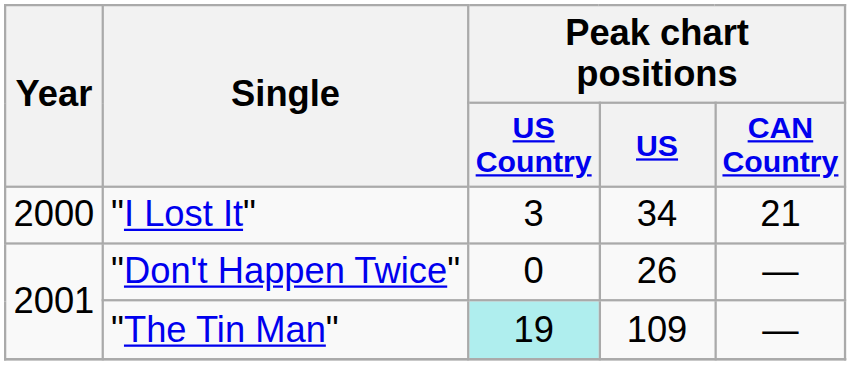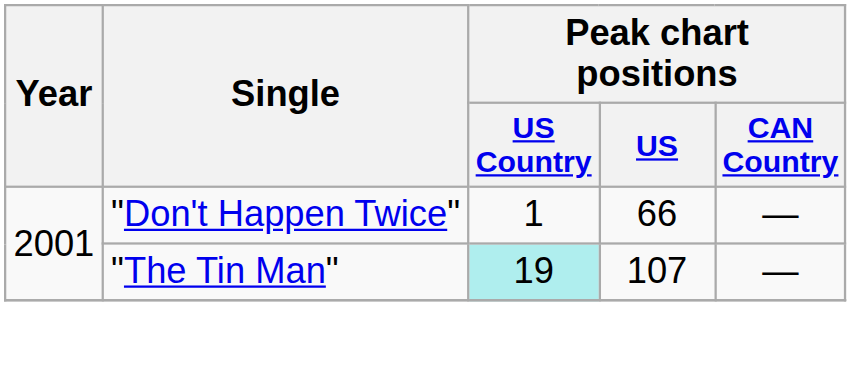- row: (184, 214)
(534, 271) 0 -> (534, 214) 1
(657, 271) 26 -> (657, 214) 66
(657, 329) 109 -> (657, 271) 107
